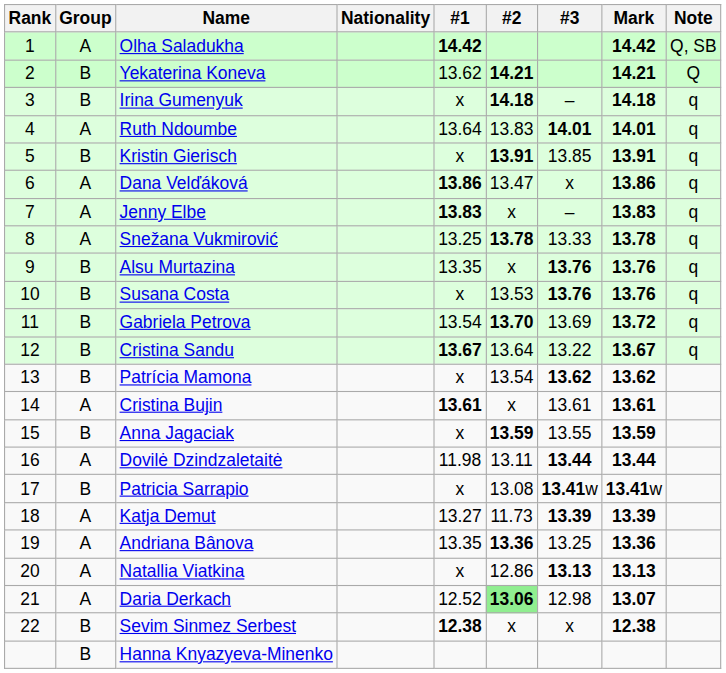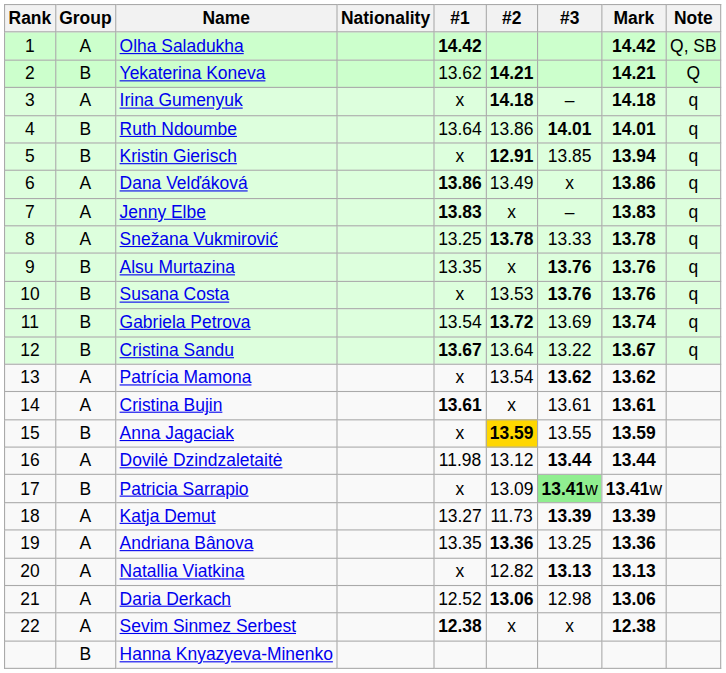(85, 101) B -> (85, 101) A
(85, 128) A -> (85, 128) B
(512, 128) 13.83 -> (512, 128) 13.86
(512, 156) 13.91 -> (512, 156) 12.91
(634, 156) 13.91 -> (634, 156) 13.94
(512, 184) 13.47 -> (512, 184) 13.49
(512, 322) 13.70 -> (512, 322) 13.72
(634, 322) 13.72 -> (634, 322) 13.74
(85, 377) B -> (85, 377) A
(512, 433) no background -> (512, 433) gold background
(512, 460) 13.11 -> (512, 460) 13.12
(512, 488) 13.08 -> (512, 488) 13.09
(570, 488) no background -> (570, 488) lightgreen background
(512, 571) 12.86 -> (512, 571) 12.82
(512, 599) lightgreen background -> (512, 599) no background
(634, 599) 13.07 -> (634, 599) 13.06
(85, 626) B -> (85, 626) A
